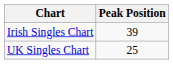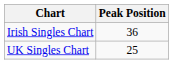(132, 31) 39 -> (132, 31) 36
